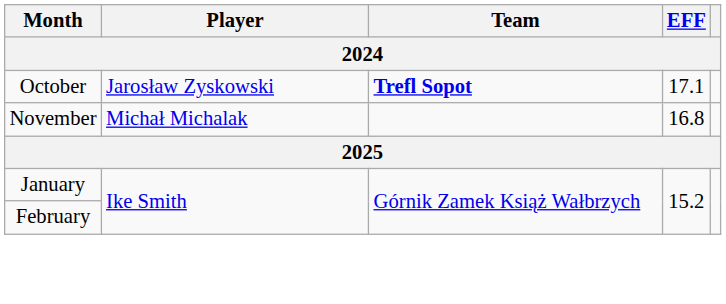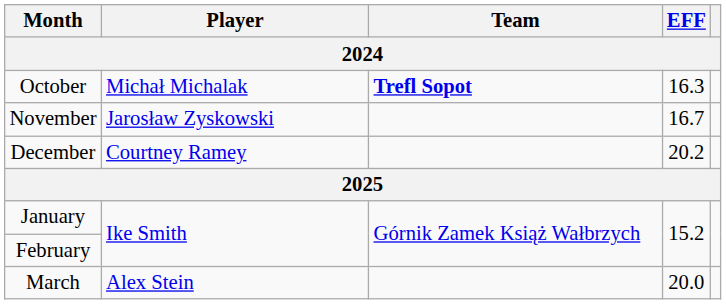(190, 86) Jarosław Zyskowski -> (177, 86) Michał Michalak
(686, 86) 17.1 -> (686, 86) 16.3
(177, 119) Michał Michalak -> (190, 119) Jarosław Zyskowski
(686, 119) 16.8 -> (686, 119) 16.7
+ row: (53, 151)
+ row: (53, 282)
